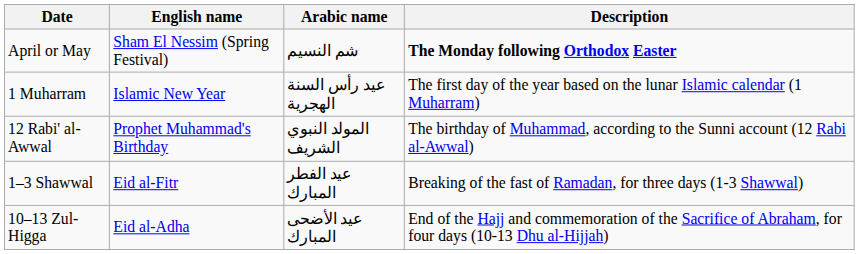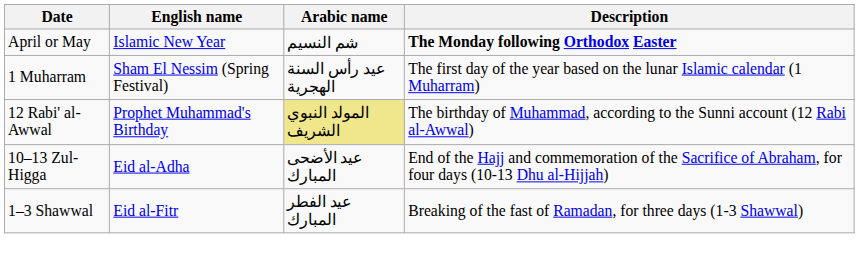(191, 50) Sham El Nessim (Spring Festival) -> (169, 42) Islamic New Year
(169, 94) Islamic New Year -> (191, 77) Sham El Nessim (Spring Festival)
(328, 139) no background -> (328, 122) khaki background
rows swapped: (51, 183) <-> (43, 227)
